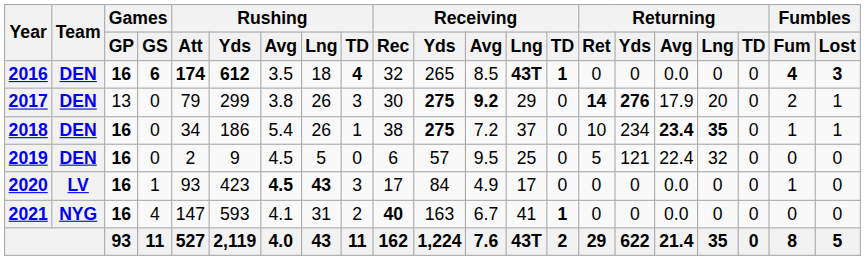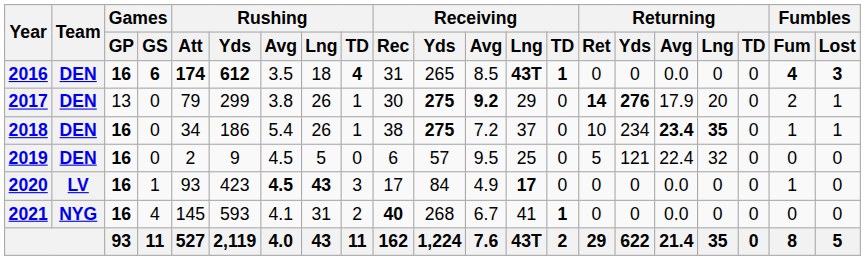(393, 74) 32 -> (393, 74) 31
(357, 102) 3 -> (357, 102) 1
(527, 185) normal -> (527, 185) bold
(190, 213) 147 -> (190, 213) 145
(440, 213) 163 -> (440, 213) 268
